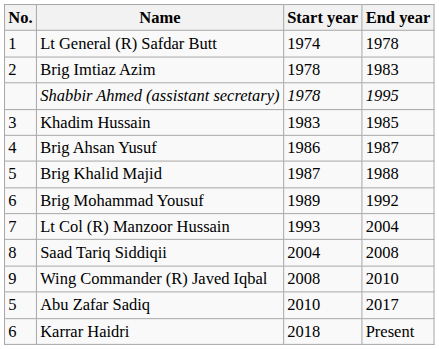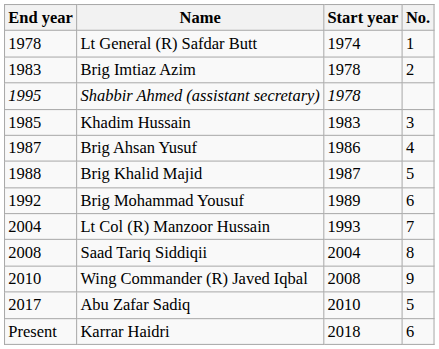columns swapped: (20, 17) <-> (398, 17)
